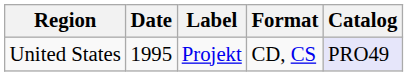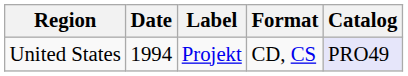(151, 53) 1995 -> (151, 53) 1994
